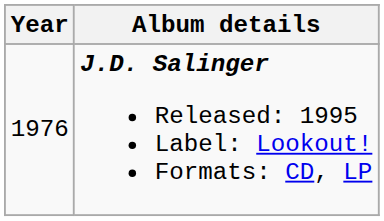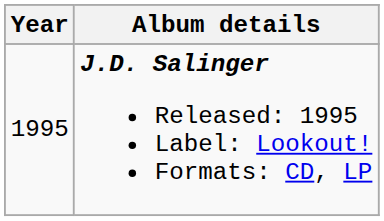(40, 130) 1976 -> (40, 130) 1995
